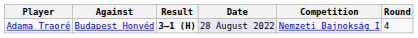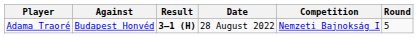(237, 26) lavender background -> (237, 26) no background
(387, 26) 4 -> (387, 26) 5
